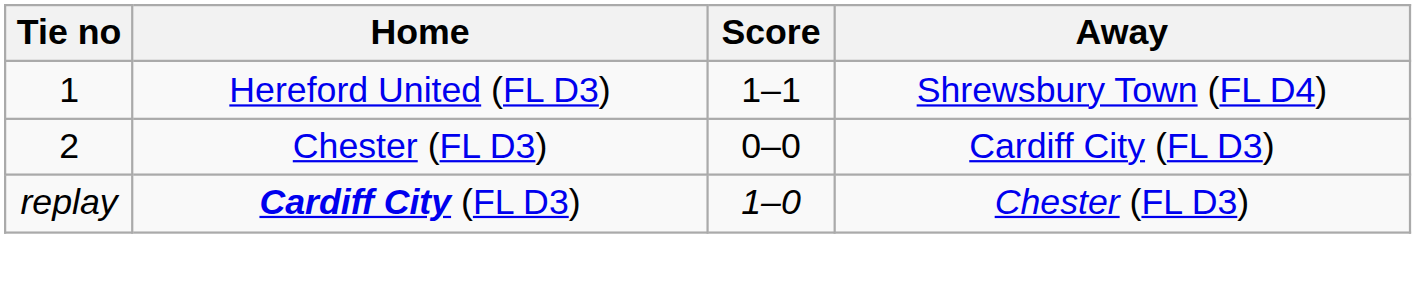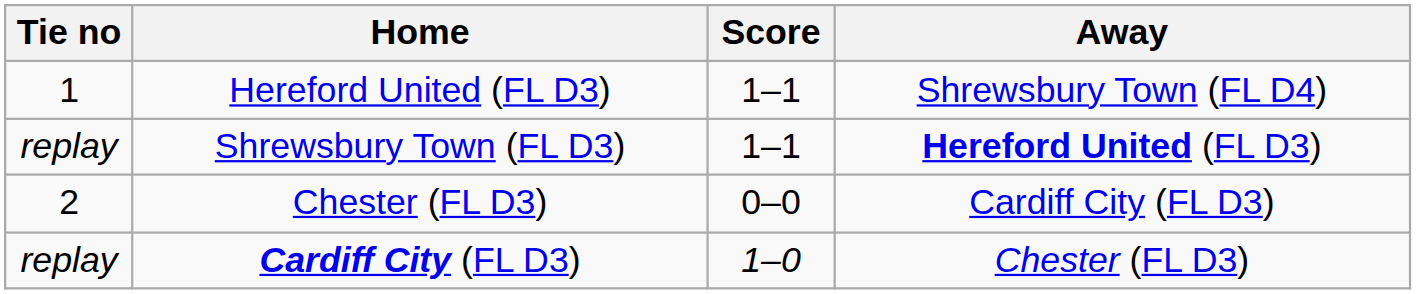+ row: (420, 145)
